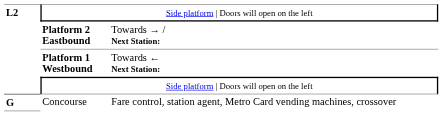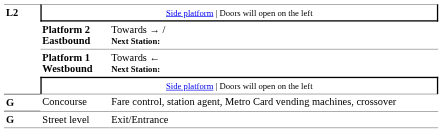+ row: (66, 119)
